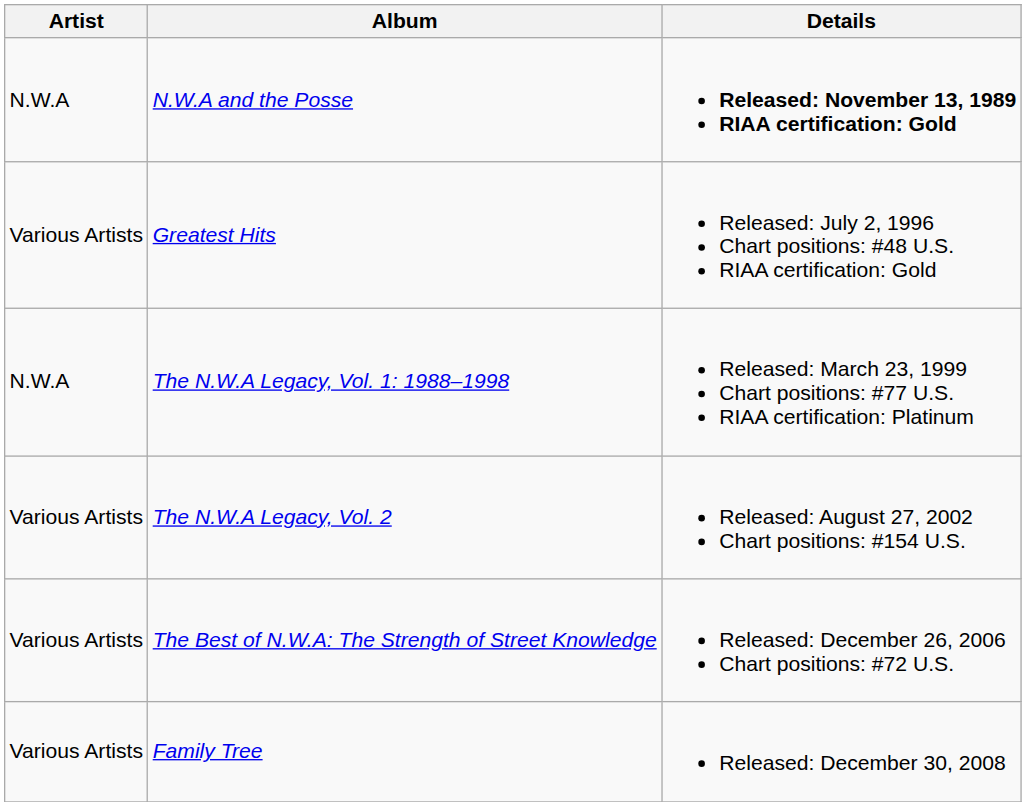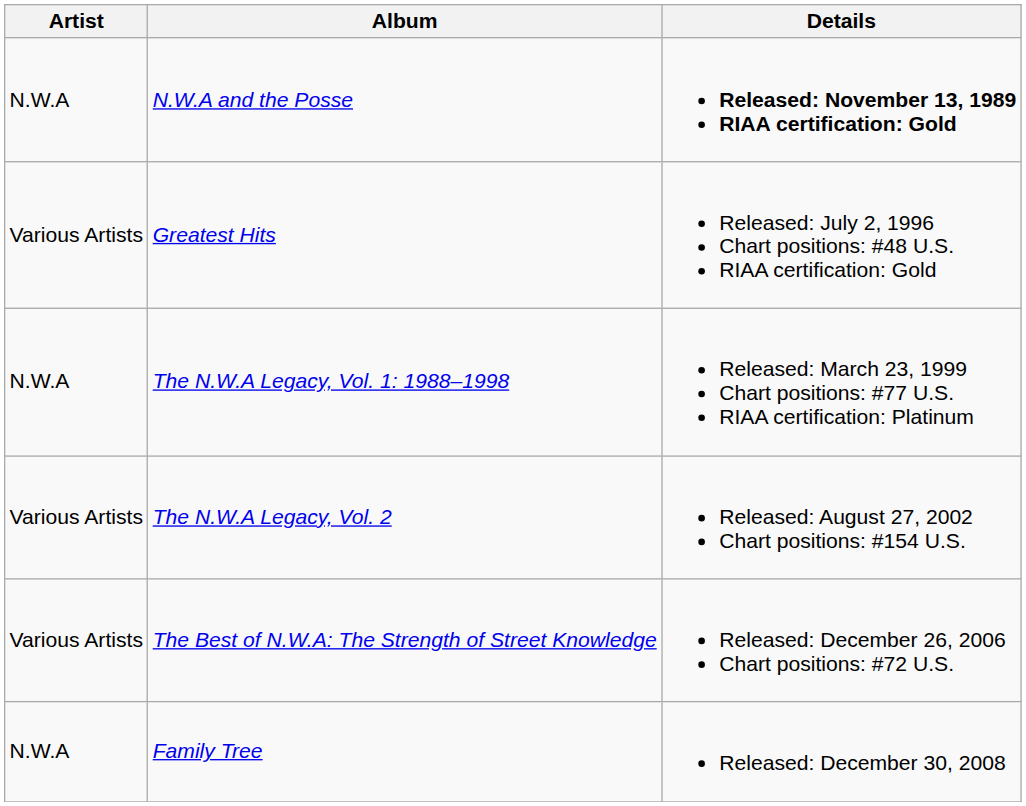(76, 751) Various Artists -> (39, 751) N.W.A
